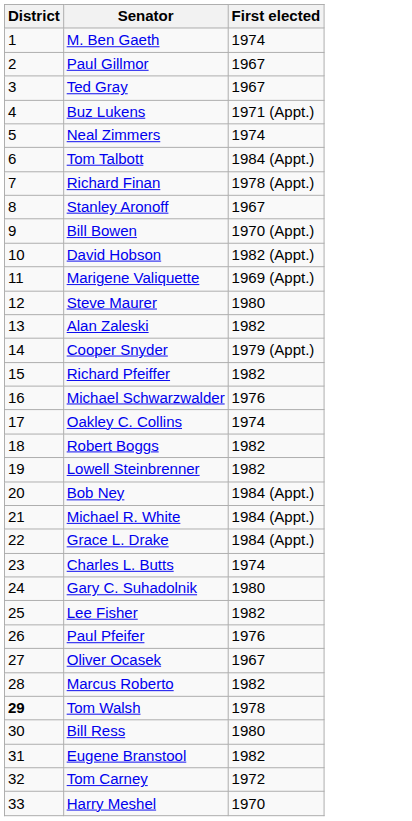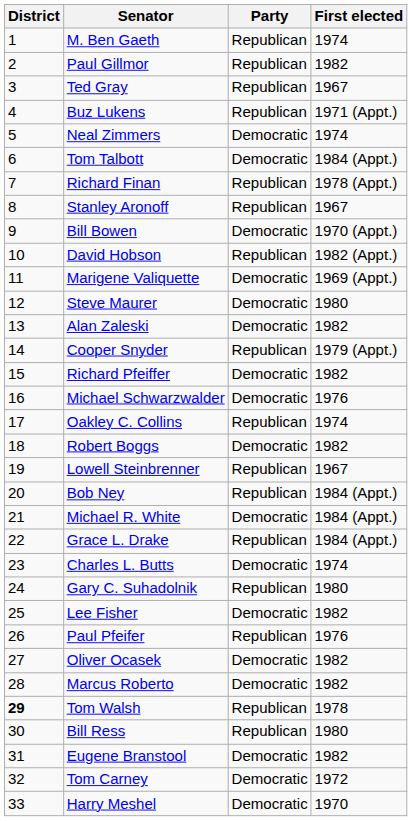+ column: (270, 16)
(248, 64) 1967 -> (331, 64) 1982
(248, 469) 1982 -> (331, 469) 1967
(248, 660) 1967 -> (331, 660) 1982
